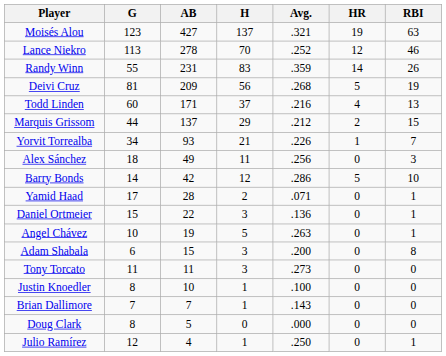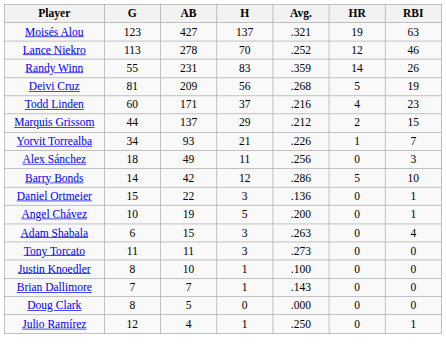(413, 104) 13 -> (413, 104) 23
- row: (54, 196)
(301, 232) .263 -> (301, 214) .200
(301, 251) .200 -> (301, 232) .263
(413, 251) 8 -> (413, 232) 4
